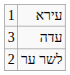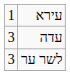(11, 59) 2 -> (11, 59) 3
